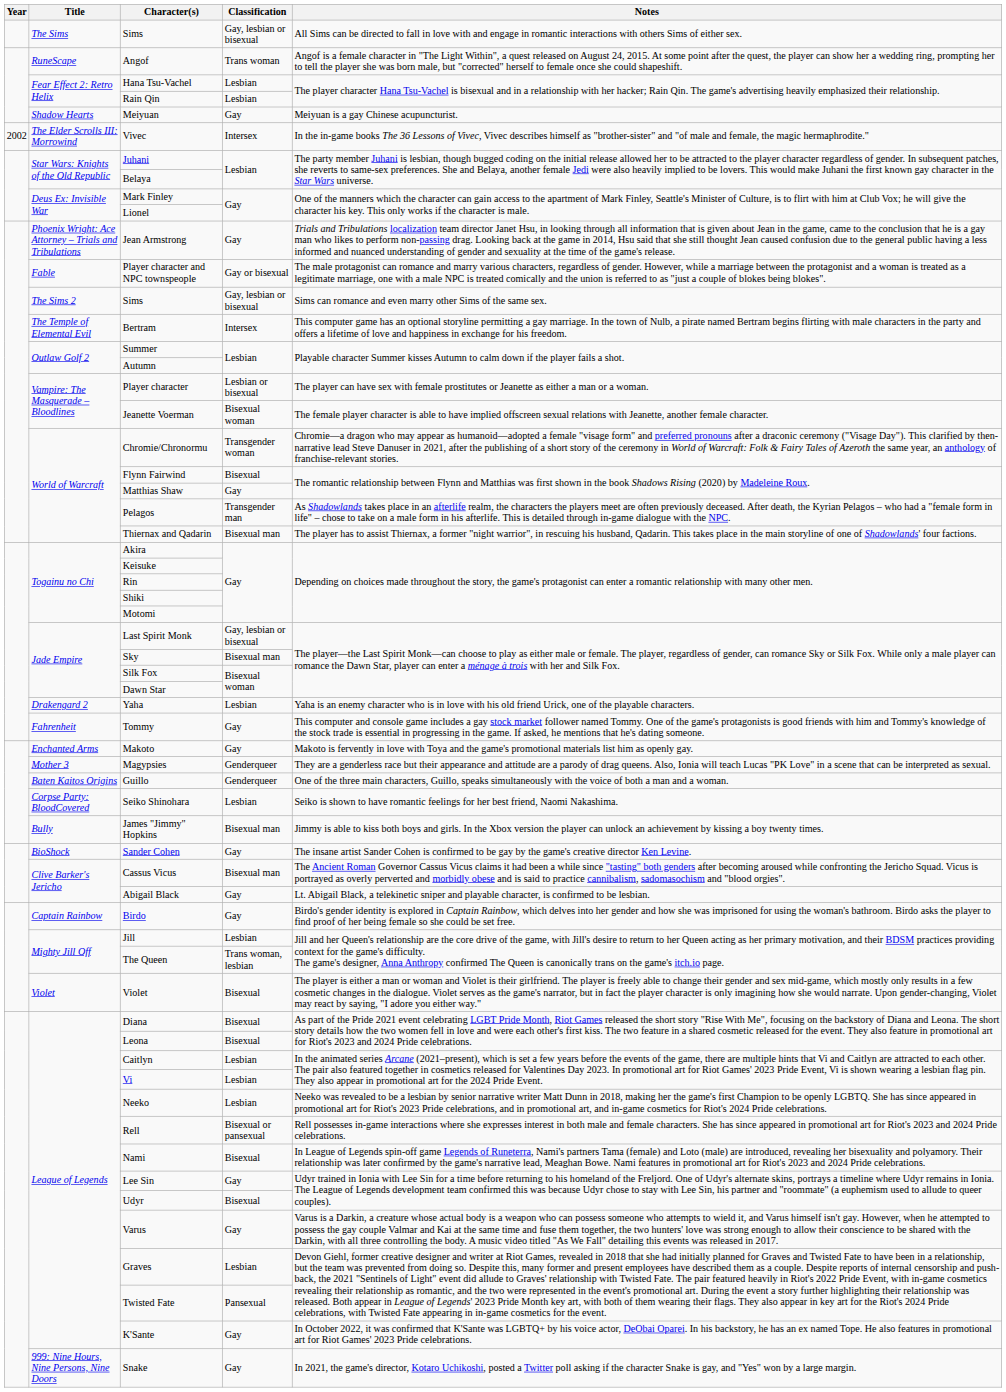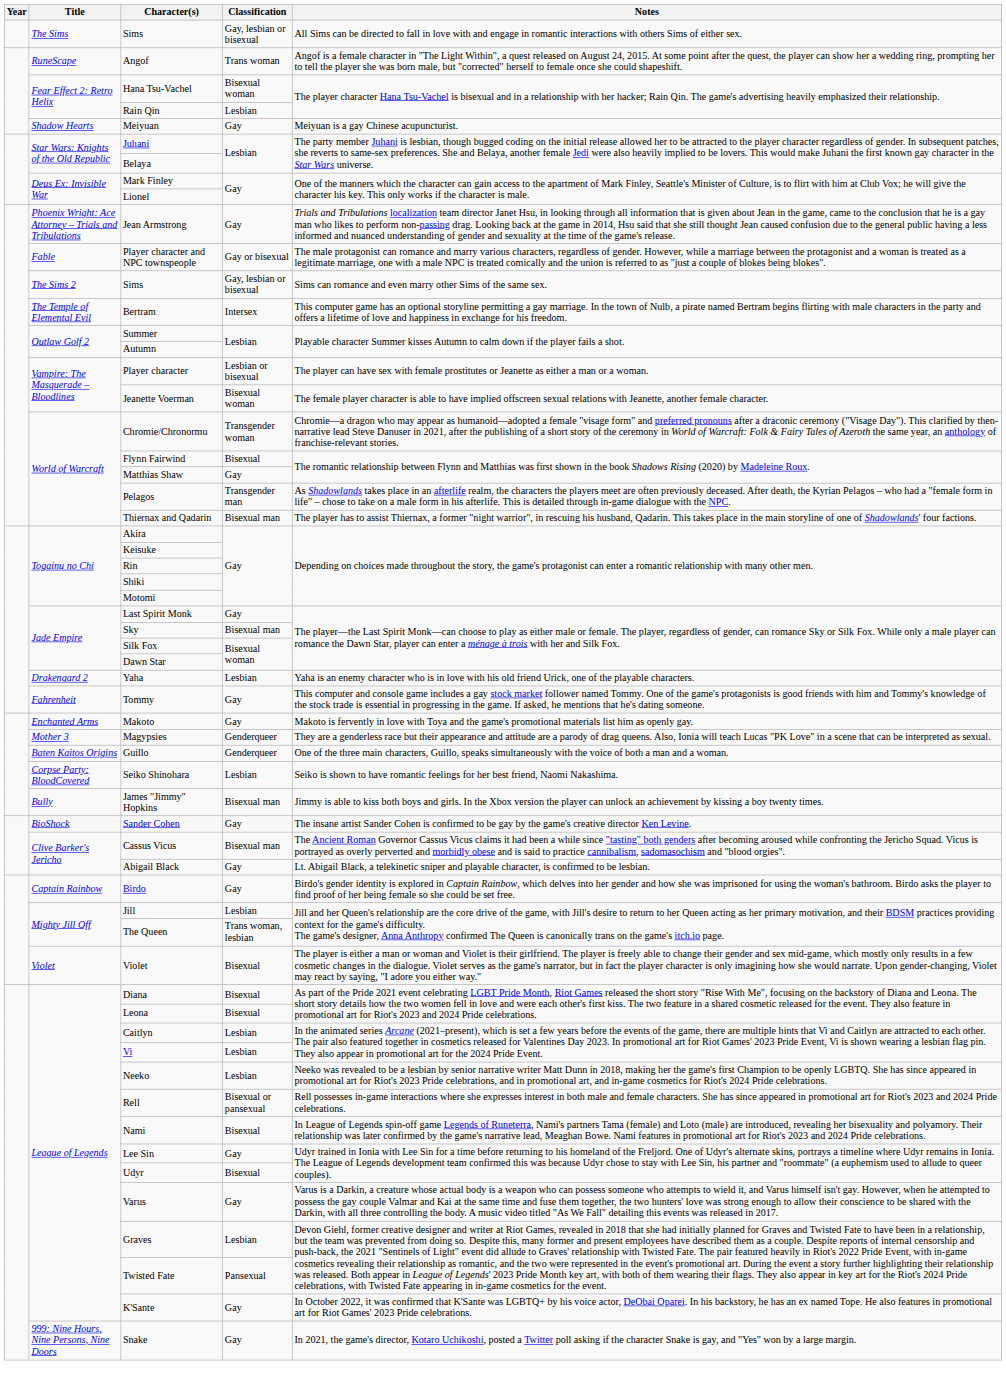(241, 83) Lesbian -> (243, 88) Bisexual woman
- row: (75, 136)
(255, 635) Gay, lesbian or bisexual -> (233, 614) Gay
